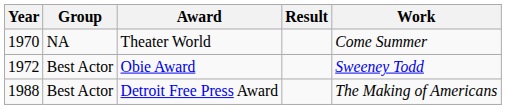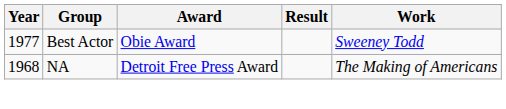- row: (166, 41)
(24, 66) 1972 -> (24, 41) 1977
(24, 91) 1988 -> (24, 66) 1968
(80, 91) Best Actor -> (58, 66) NA
